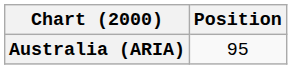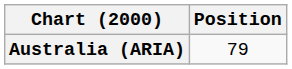(238, 50) 95 -> (238, 50) 79
